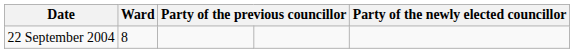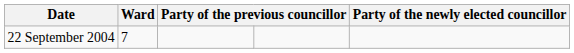(124, 37) 8 -> (124, 37) 7
